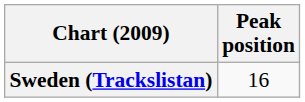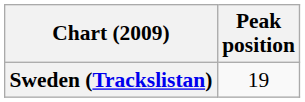(259, 79) 16 -> (259, 79) 19
